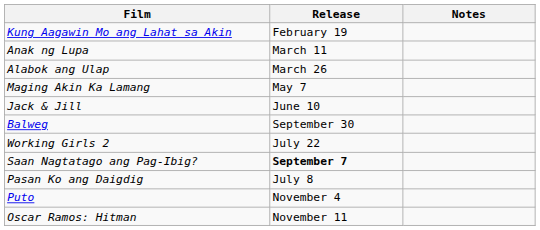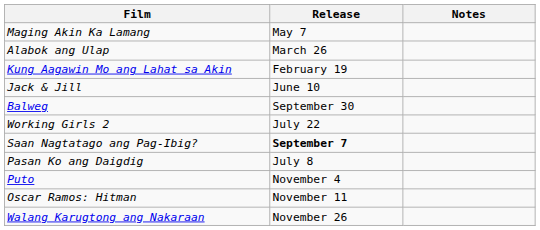rows swapped: (119, 32) <-> (79, 87)
- row: (48, 51)
+ row: (106, 216)
